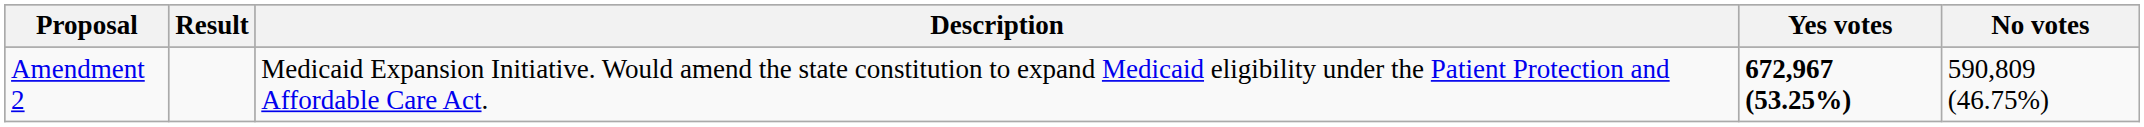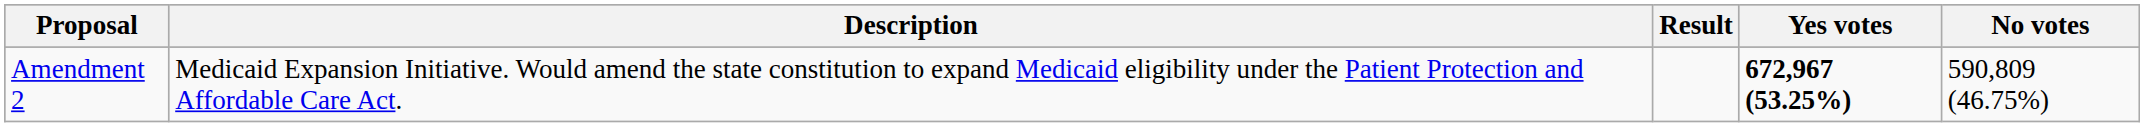columns swapped: (997, 25) <-> (212, 25)
